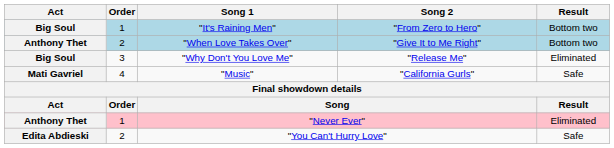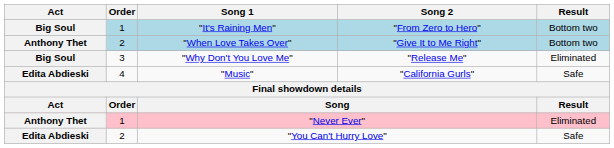(55, 74) Mati Gavriel -> (55, 74) Edita Abdieski
